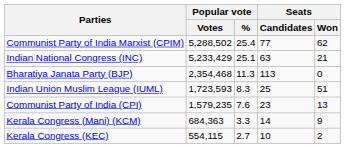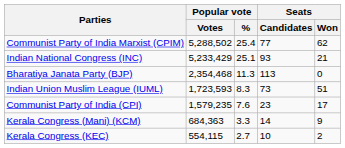(265, 58) 63 -> (265, 58) 93
(265, 89) 25 -> (265, 89) 73
(322, 105) 13 -> (322, 105) 17
